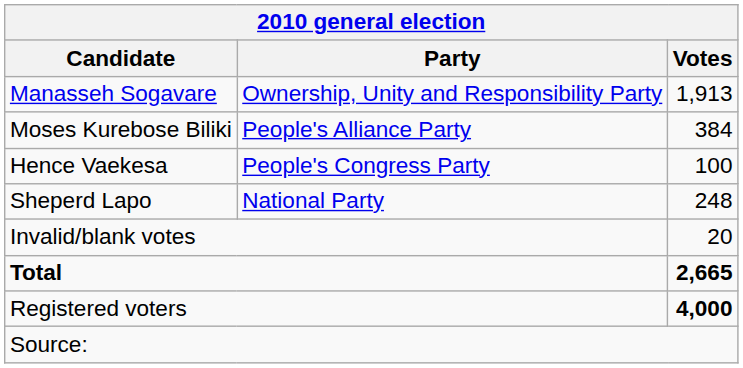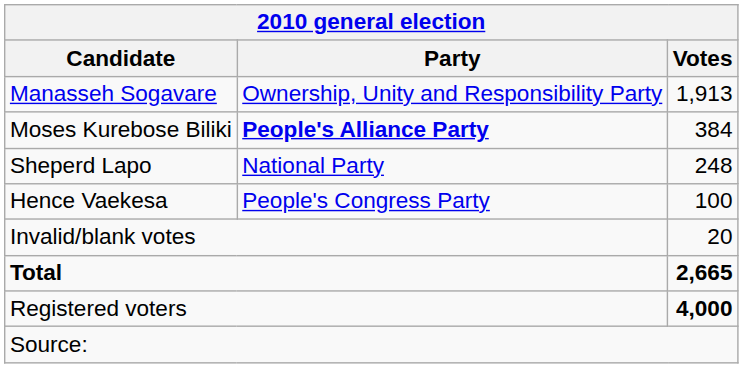(357, 129) normal -> (366, 129) bold
rows swapped: (89, 165) <-> (81, 201)
